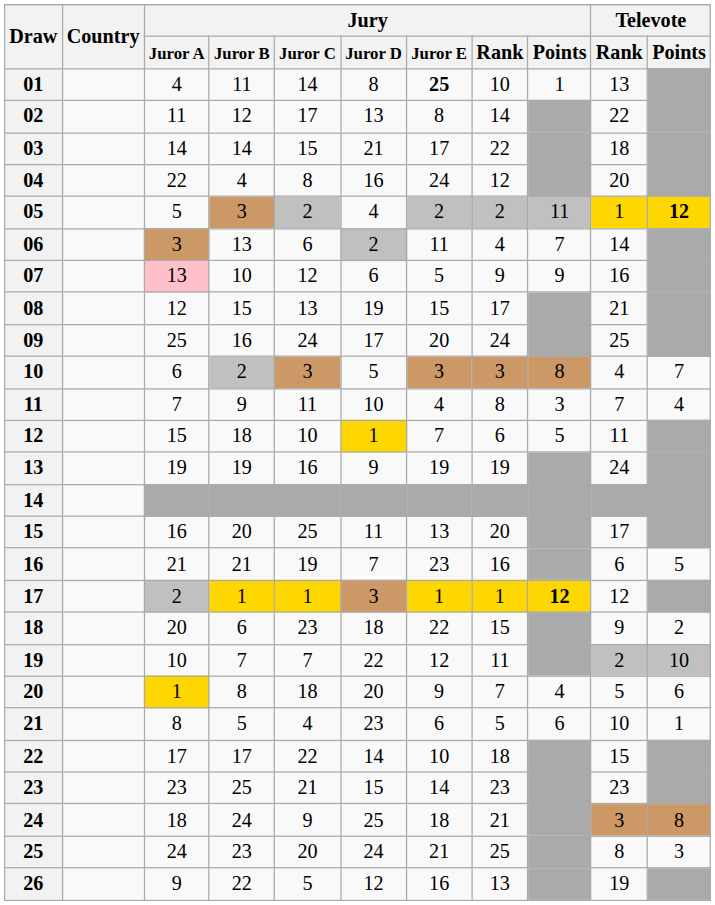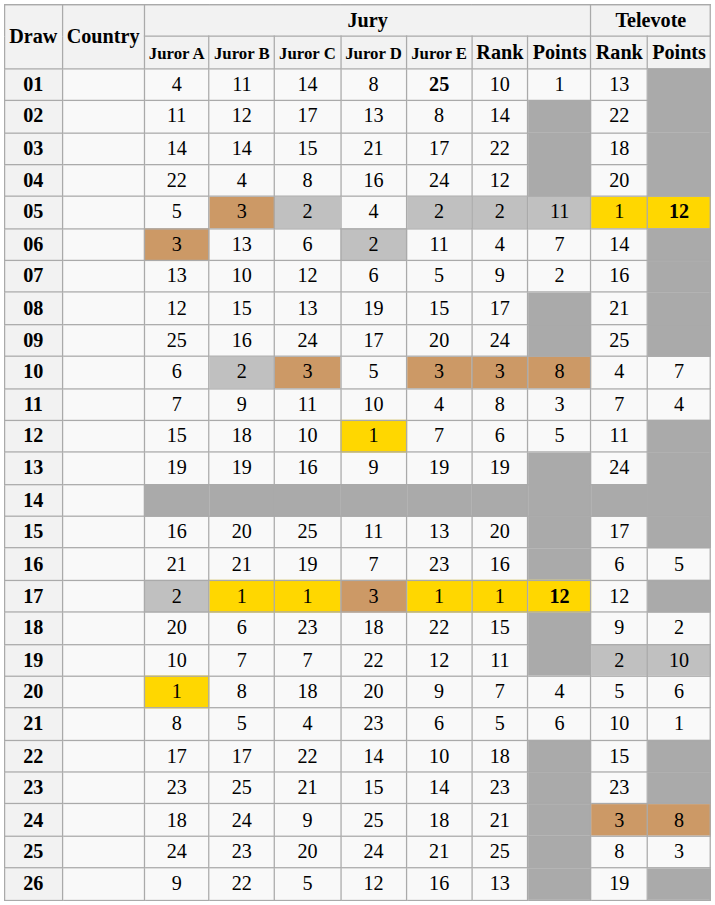(177, 276) pink background -> (177, 276) no background
(560, 276) 9 -> (560, 276) 2
